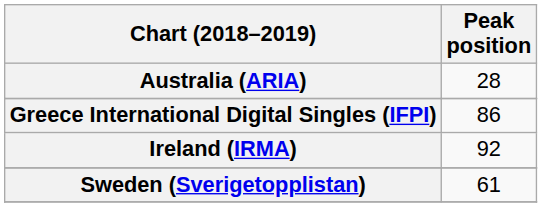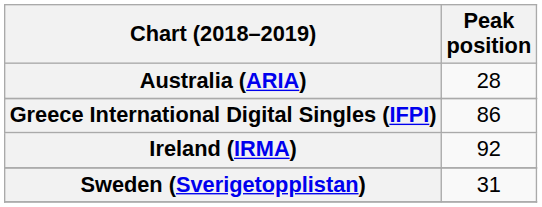(489, 184) 61 -> (489, 184) 31
